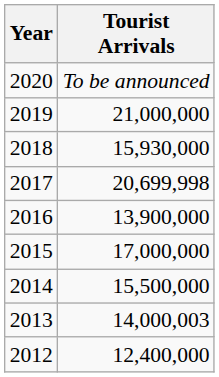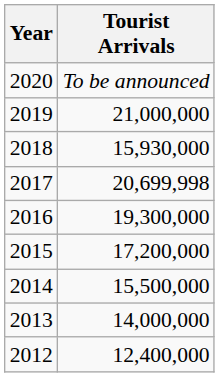(161, 217) 13,900,000 -> (161, 217) 19,300,000
(161, 251) 17,000,000 -> (161, 251) 17,200,000
(161, 319) 14,000,003 -> (161, 319) 14,000,000
